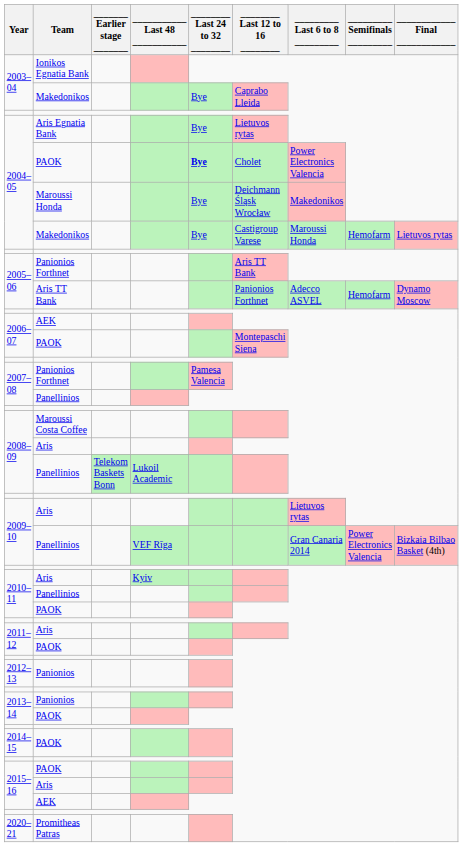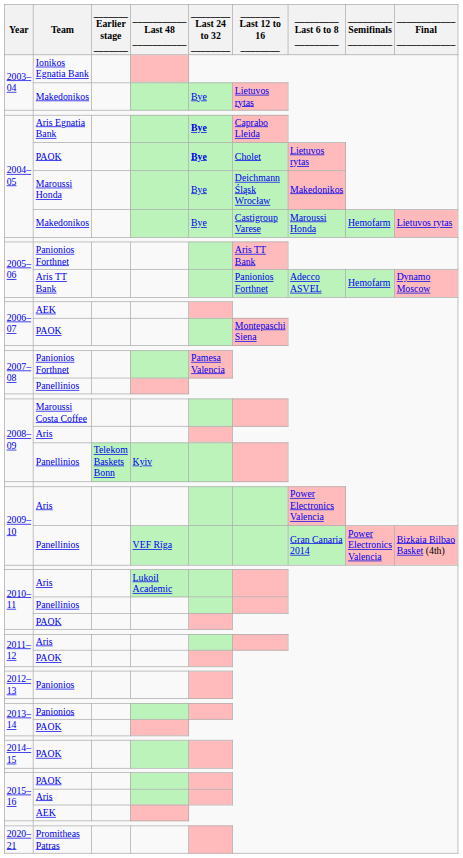(251, 96) Caprabo Lleida -> (252, 96) Lietuvos rytas
(199, 128) normal -> (199, 128) bold
(252, 128) Lietuvos rytas -> (251, 128) Caprabo Lleida
(312, 162) Power Electronics Valencia -> (307, 156) Lietuvos rytas
(152, 473) Lukoil Academic -> (142, 461) Kyiv
(307, 511) Lietuvos rytas -> (312, 505) Power Electronics Valencia
(142, 577) Kyiv -> (152, 583) Lukoil Academic
